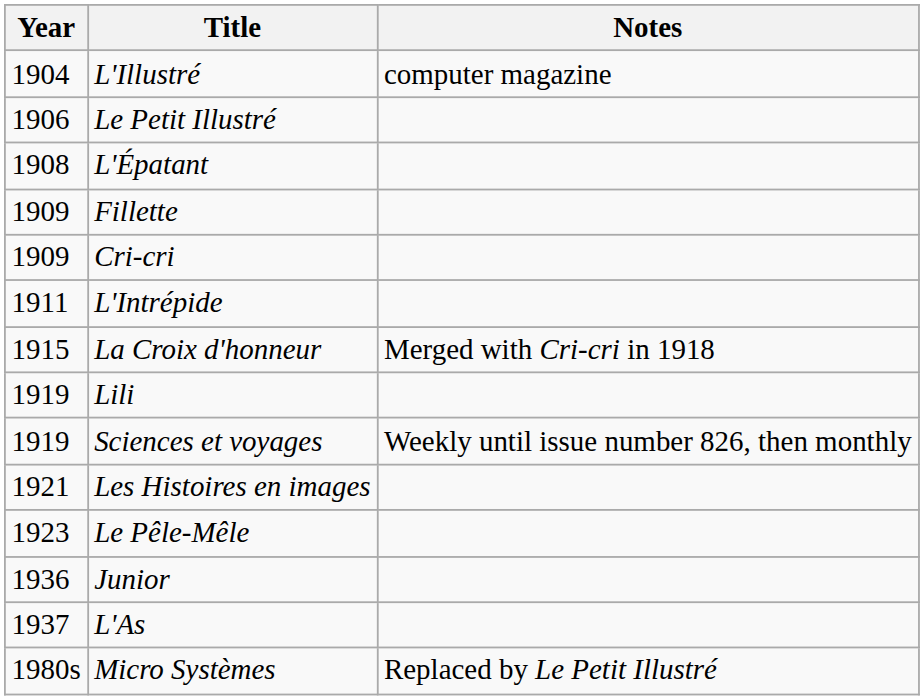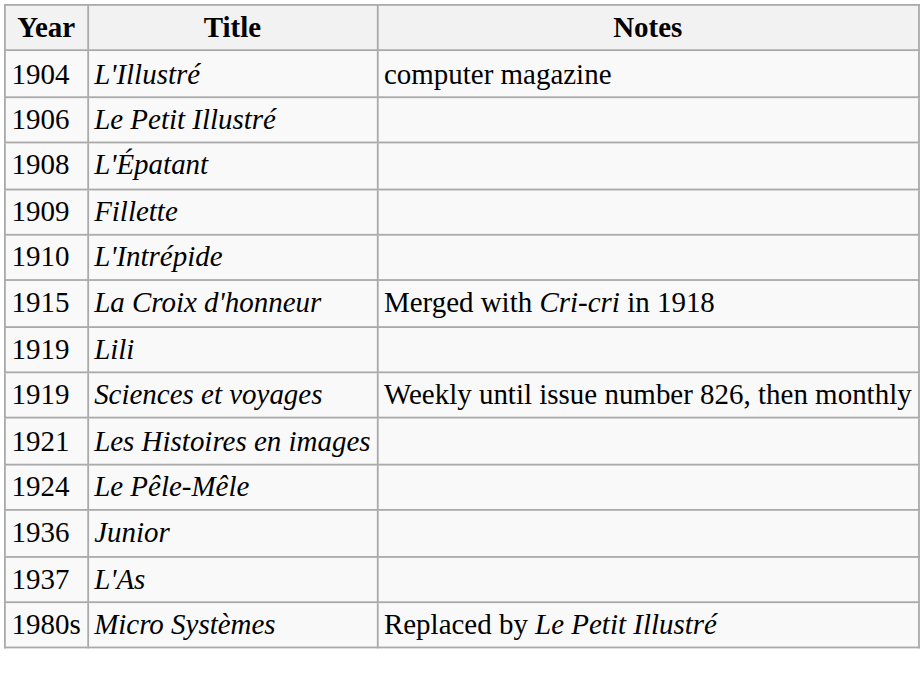- row: (134, 257)
(40, 303) 1911 -> (41, 257) 1910
(41, 532) 1923 -> (41, 486) 1924
